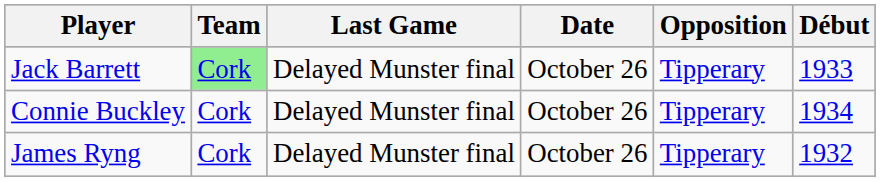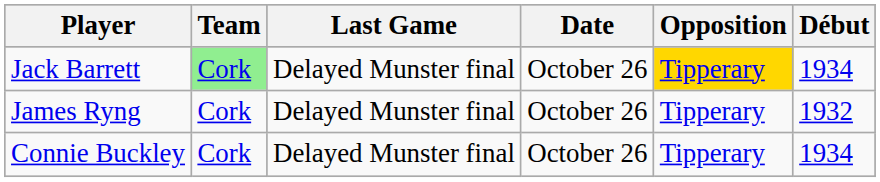(712, 68) no background -> (712, 68) gold background
(826, 68) 1933 -> (826, 68) 1934
rows swapped: (98, 111) <-> (76, 153)
